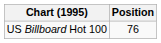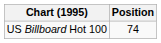(133, 30) 76 -> (133, 30) 74
